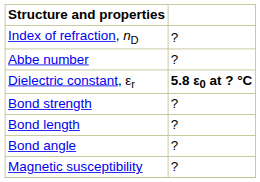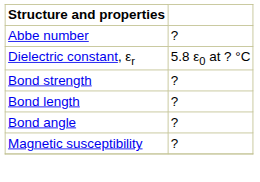- row: (73, 37)
(212, 82) bold -> (211, 58) normal
